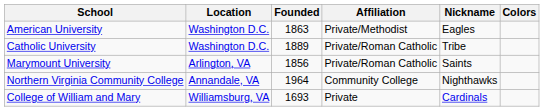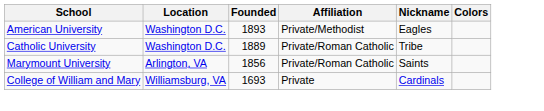(297, 30) 1863 -> (254, 30) 1893
- row: (95, 81)
